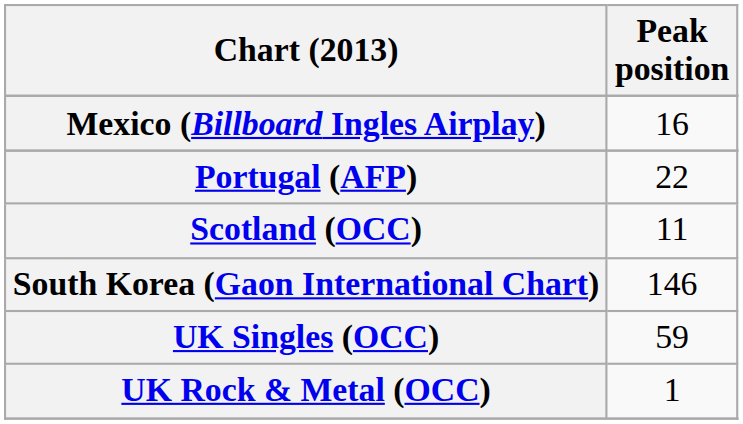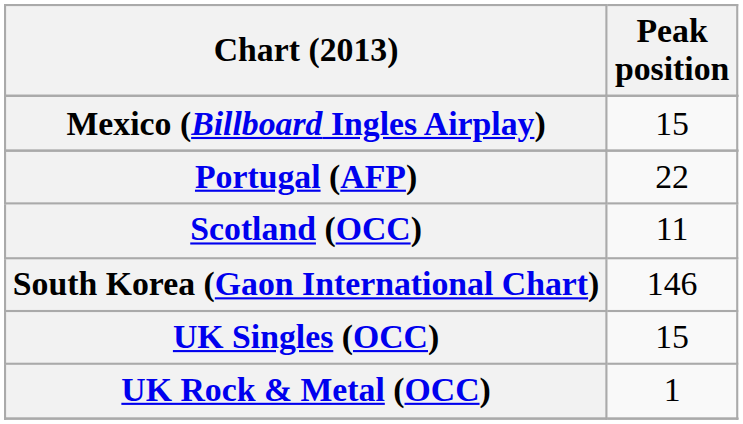(672, 122) 16 -> (672, 122) 15
(672, 336) 59 -> (672, 336) 15
